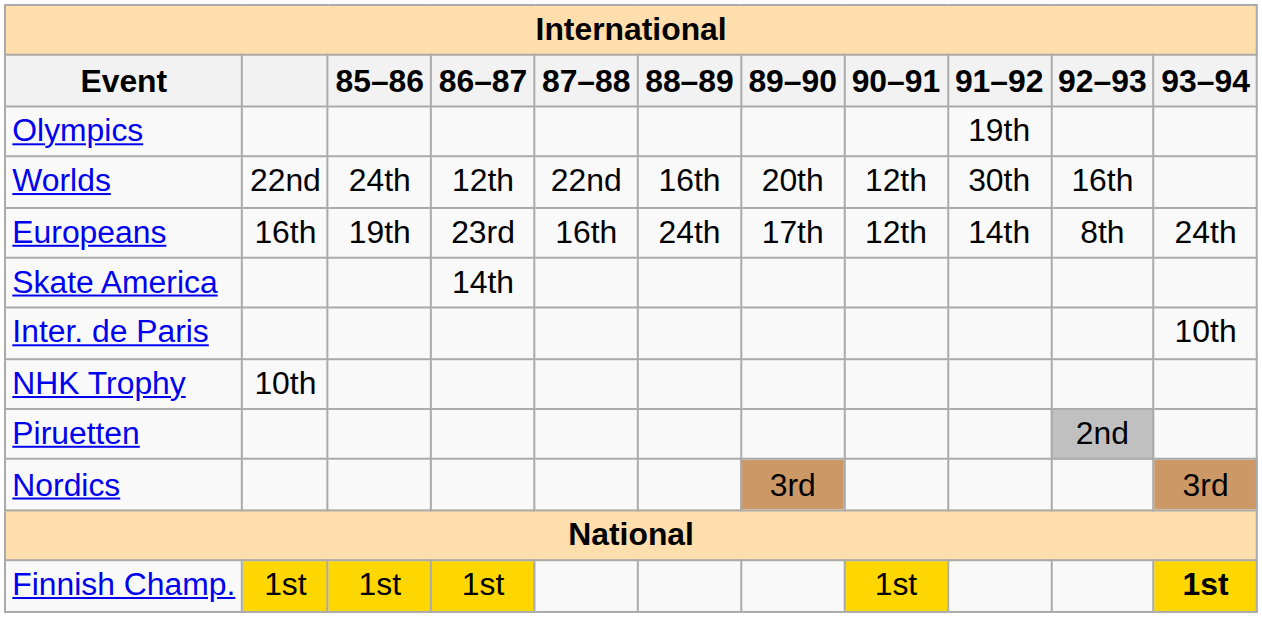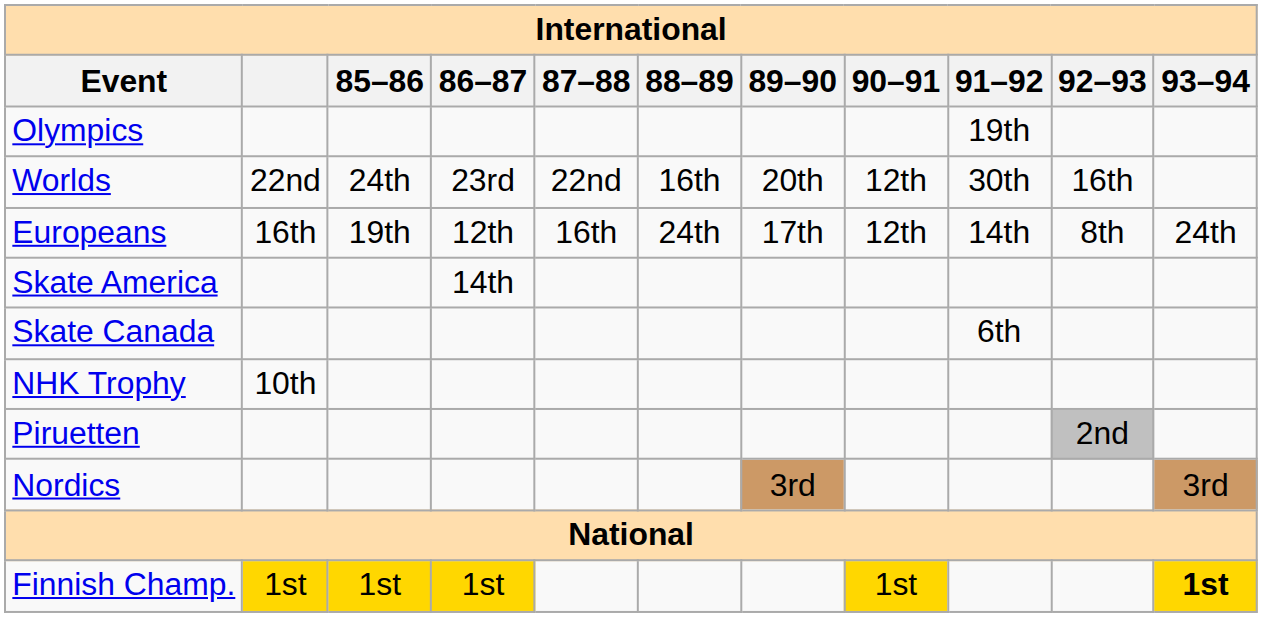(483, 181) 12th -> (483, 181) 23rd
(483, 231) 23rd -> (483, 231) 12th
+ row: (113, 332)
- row: (111, 332)
